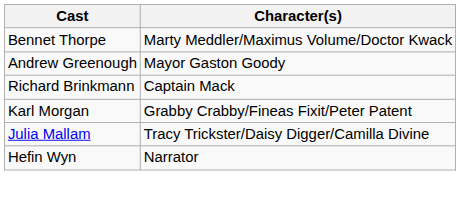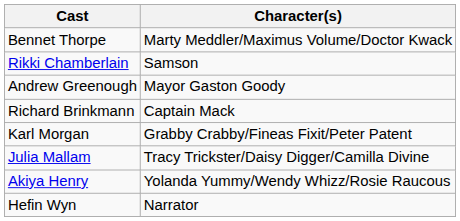+ row: (68, 63)
+ row: (48, 181)
